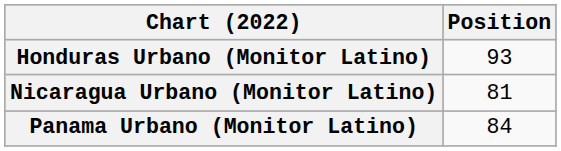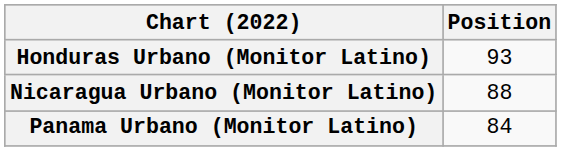(499, 93) 81 -> (499, 93) 88
